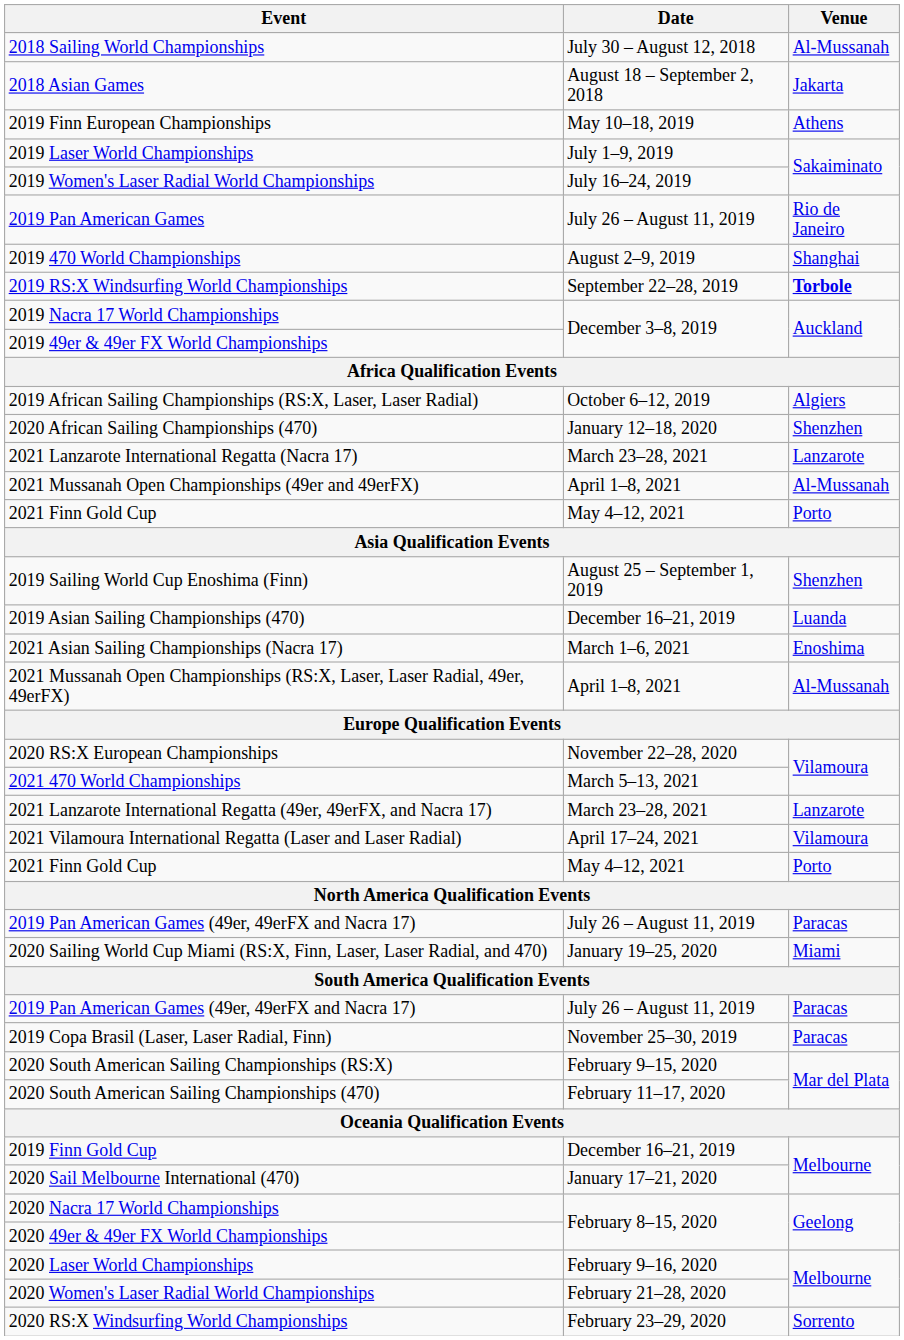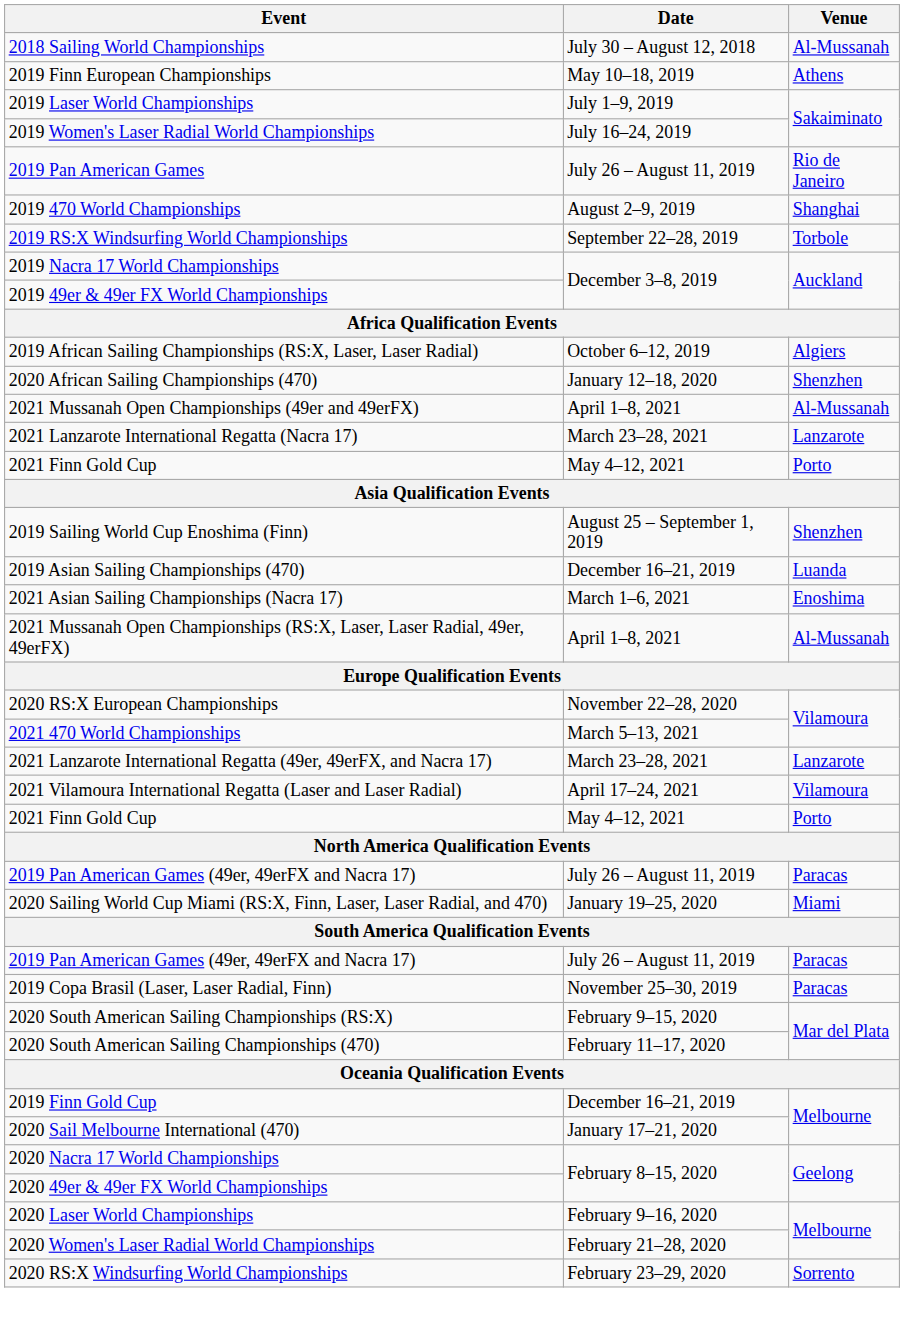- row: (76, 85)
(822, 286) bold -> (820, 237) normal
rows swapped: (183, 456) <-> (214, 485)
